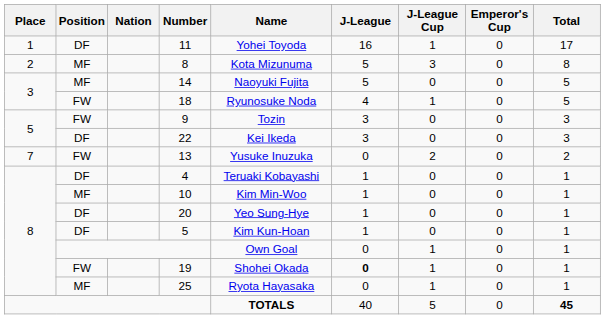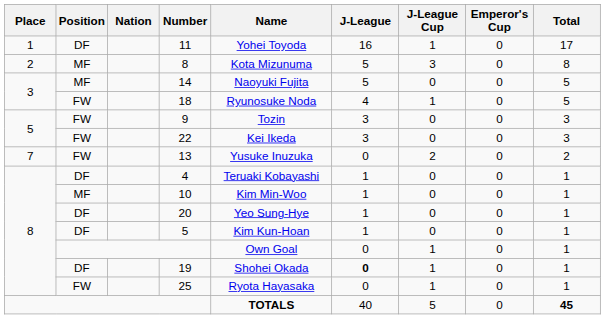(82, 138) DF -> (82, 138) FW
(82, 268) FW -> (82, 268) DF
(82, 286) MF -> (82, 286) FW
